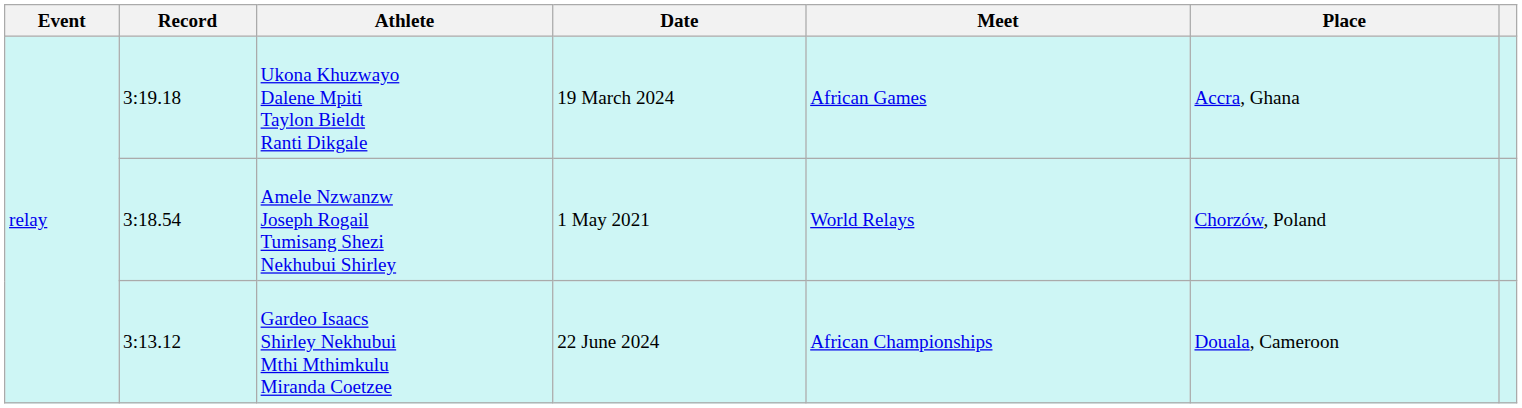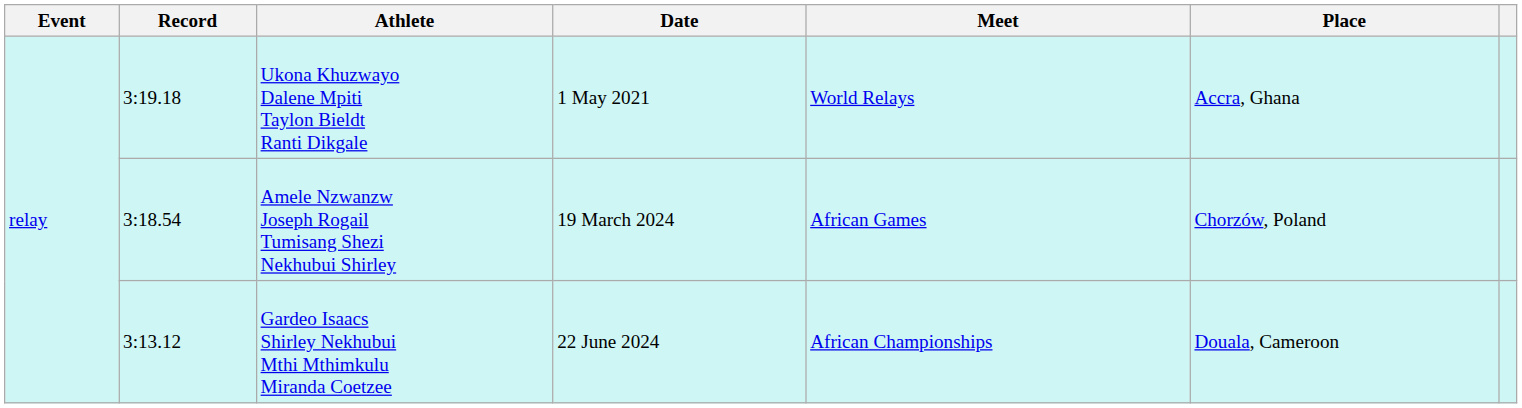(616, 97) 19 March 2024 -> (604, 97) 1 May 2021
(868, 97) African Games -> (862, 97) World Relays
(604, 219) 1 May 2021 -> (616, 219) 19 March 2024
(862, 219) World Relays -> (868, 219) African Games
